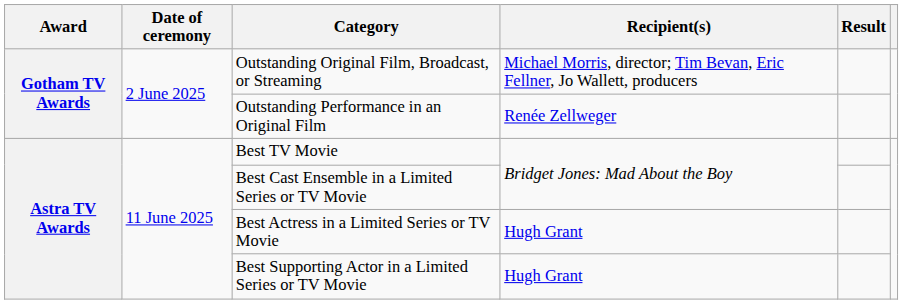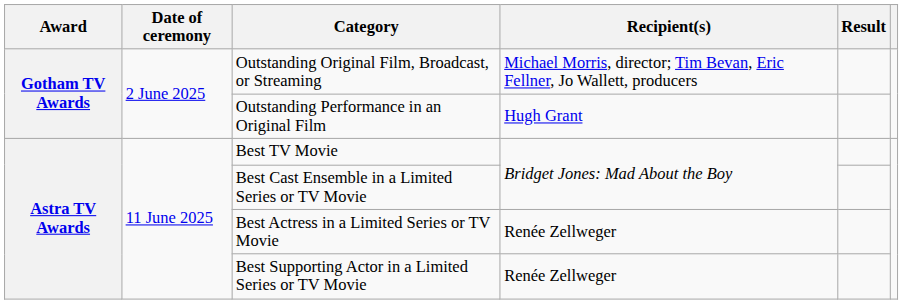(560, 116) Renée Zellweger -> (543, 116) Hugh Grant
(543, 231) Hugh Grant -> (560, 231) Renée Zellweger
(543, 276) Hugh Grant -> (560, 276) Renée Zellweger
